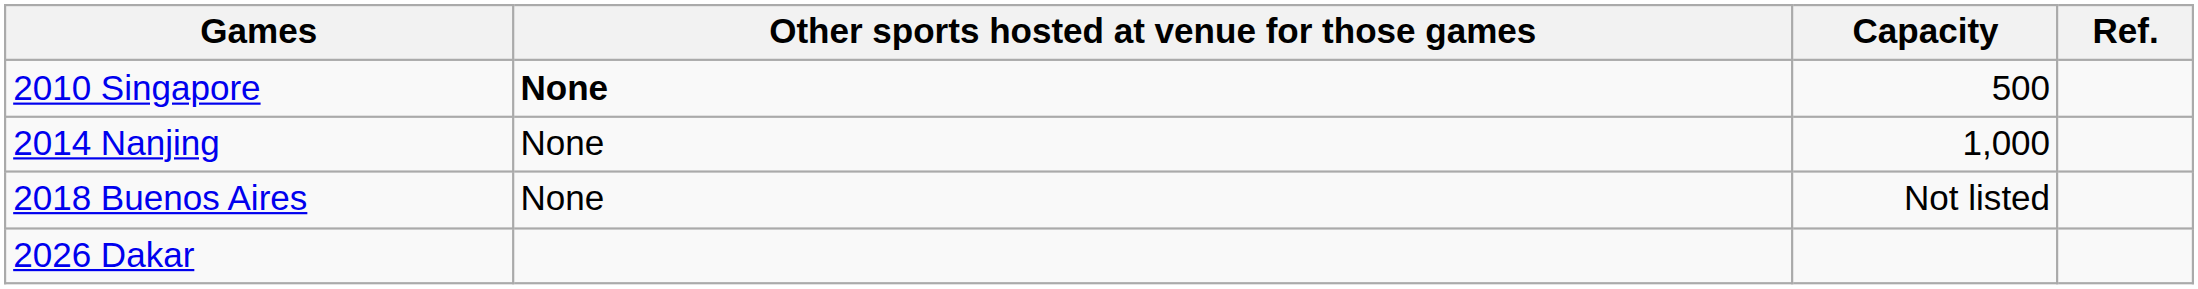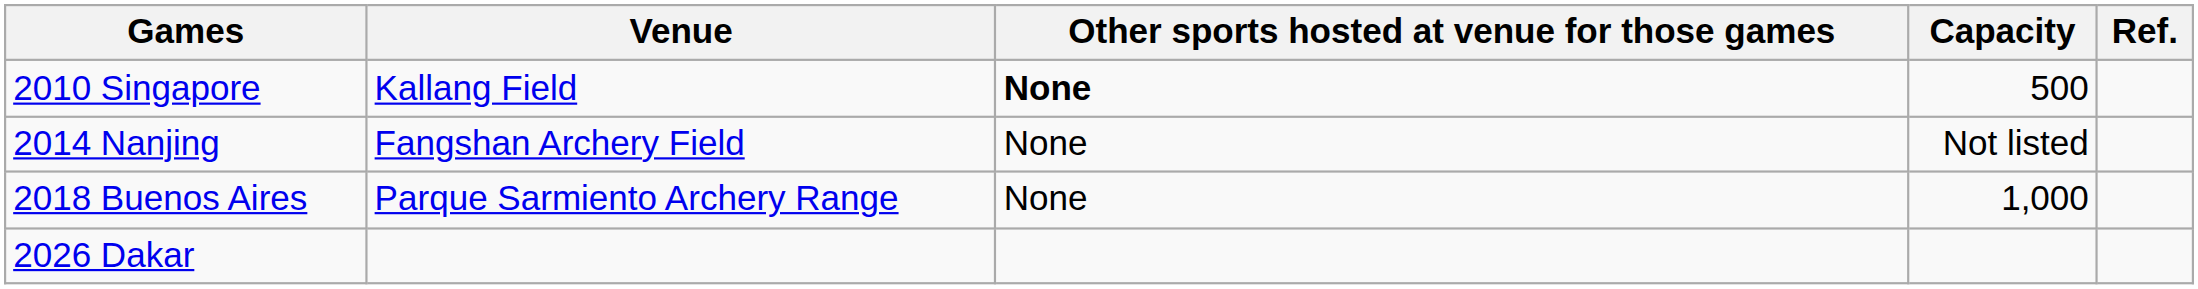+ column: (681, 32)
(2006, 143) 1,000 -> (2016, 143) Not listed
(1977, 198) Not listed -> (2045, 198) 1,000
